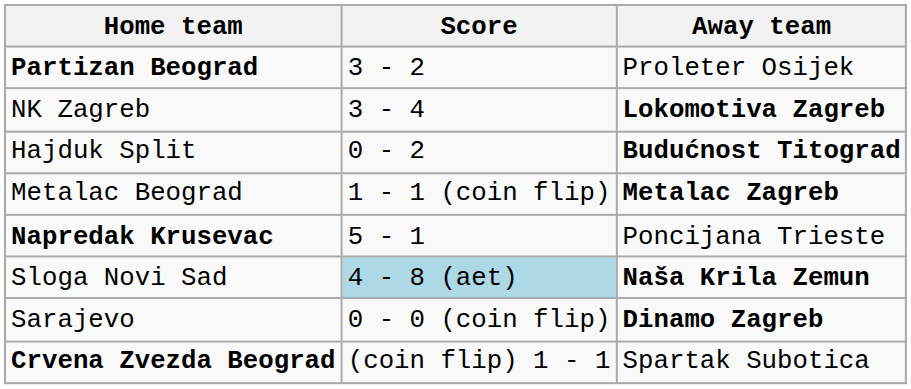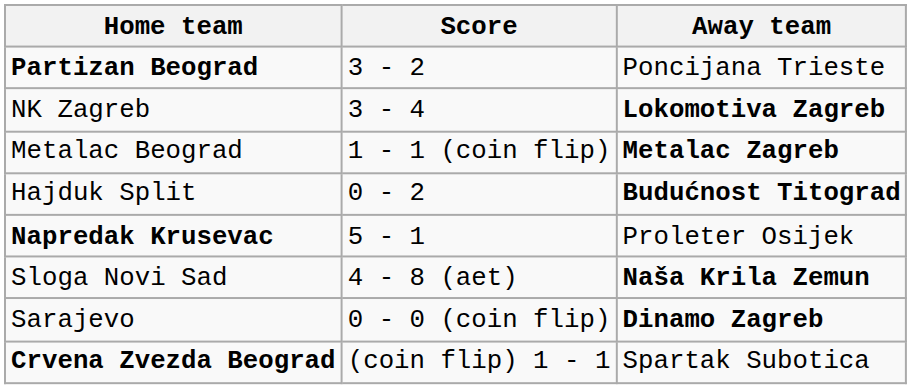(738, 68) Proleter Osijek -> (754, 68) Poncijana Trieste
rows swapped: (104, 152) <-> (127, 194)
(754, 236) Poncijana Trieste -> (738, 236) Proleter Osijek
(433, 278) lightblue background -> (433, 278) no background
